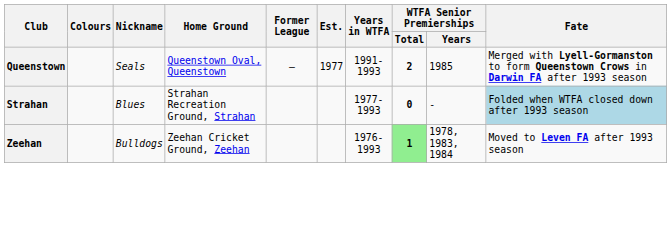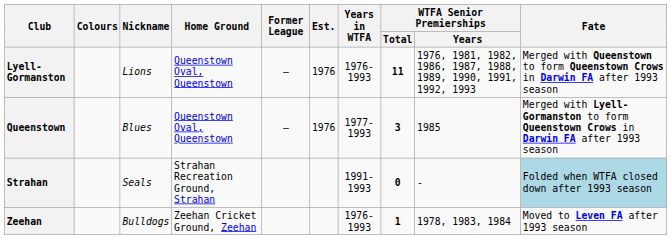+ row: (36, 72)
(130, 67) Seals -> (137, 127) Blues
(331, 67) 1977 -> (324, 127) 1976
(369, 67) 1991-1993 -> (359, 127) 1977-1993
(410, 67) 2 -> (398, 127) 3
(130, 105) Blues -> (137, 183) Seals
(369, 105) 1977-1993 -> (359, 183) 1991-1993
(410, 143) lightgreen background -> (398, 221) no background
